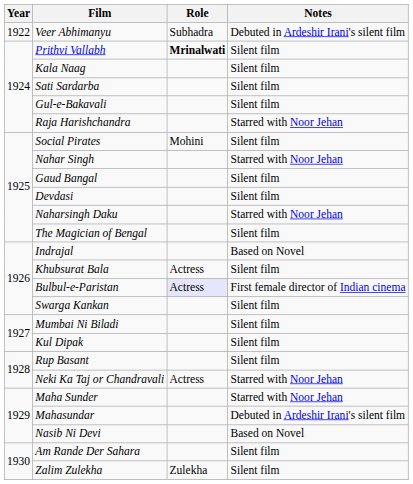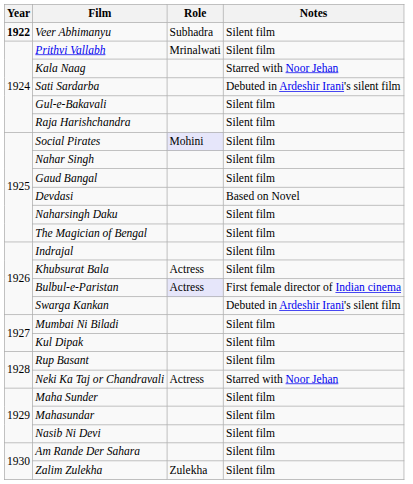(19, 31) normal -> (19, 31) bold
(318, 31) Debuted in Ardeshir Irani's silent film -> (251, 31) Silent film
(197, 50) bold -> (195, 50) normal
(255, 68) Silent film -> (282, 68) Starred with Noor Jehan
(255, 86) Silent film -> (313, 86) Debuted in Ardeshir Irani's silent film
(287, 123) Starred with Noor Jehan -> (251, 123) Silent film
(187, 141) no background -> (187, 141) lavender background
(287, 159) Starred with Noor Jehan -> (251, 159) Silent film
(255, 196) Silent film -> (263, 196) Based on Novel
(287, 214) Starred with Noor Jehan -> (251, 214) Silent film
(267, 251) Based on Novel -> (251, 251) Silent film
(255, 305) Silent film -> (313, 305) Debuted in Ardeshir Irani's silent film
(287, 397) Starred with Noor Jehan -> (251, 397) Silent film
(318, 415) Debuted in Ardeshir Irani's silent film -> (251, 415) Silent film
(267, 433) Based on Novel -> (251, 433) Silent film
